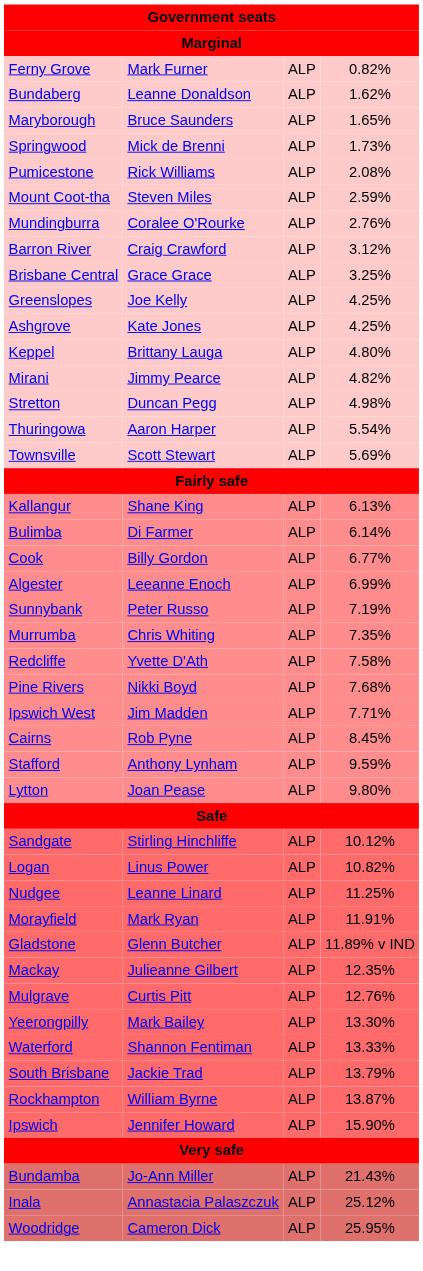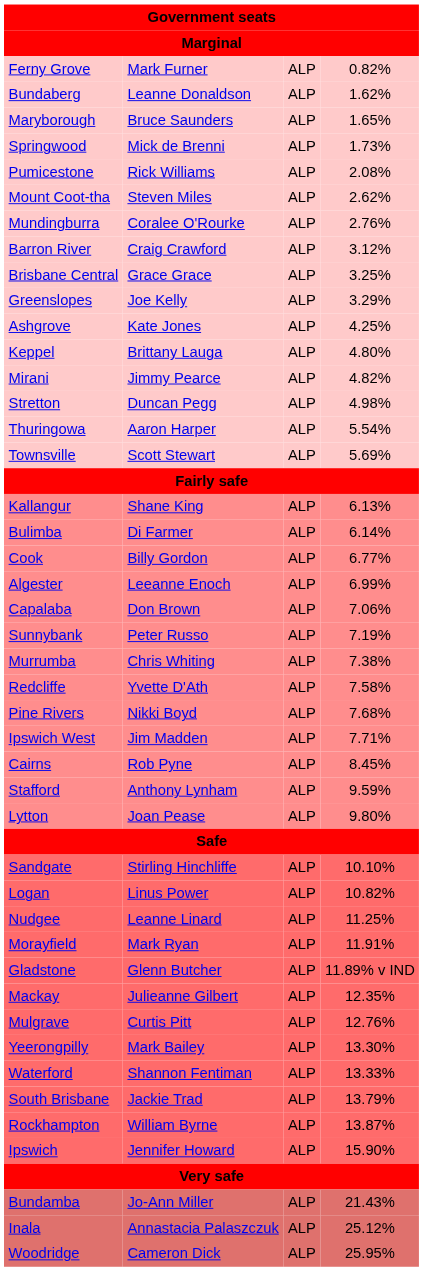(370, 198) 2.59% -> (370, 198) 2.62%
(370, 301) 4.25% -> (370, 301) 3.29%
+ row: (40, 610)
(370, 636) 7.35% -> (370, 661) 7.38%
(370, 842) 10.12% -> (370, 867) 10.10%
